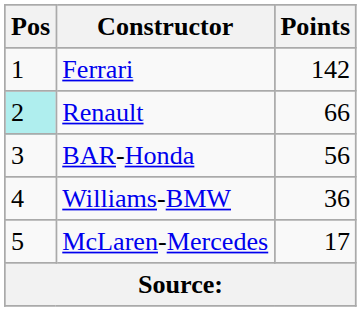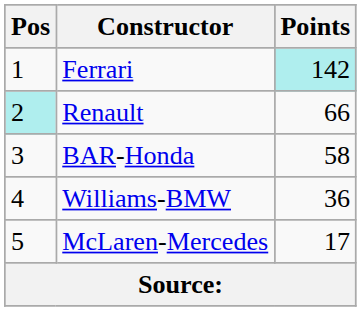(330, 69) no background -> (330, 69) paleturquoise background
(337, 155) 56 -> (337, 155) 58
